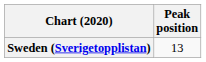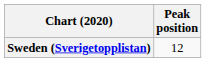(177, 47) 13 -> (177, 47) 12
